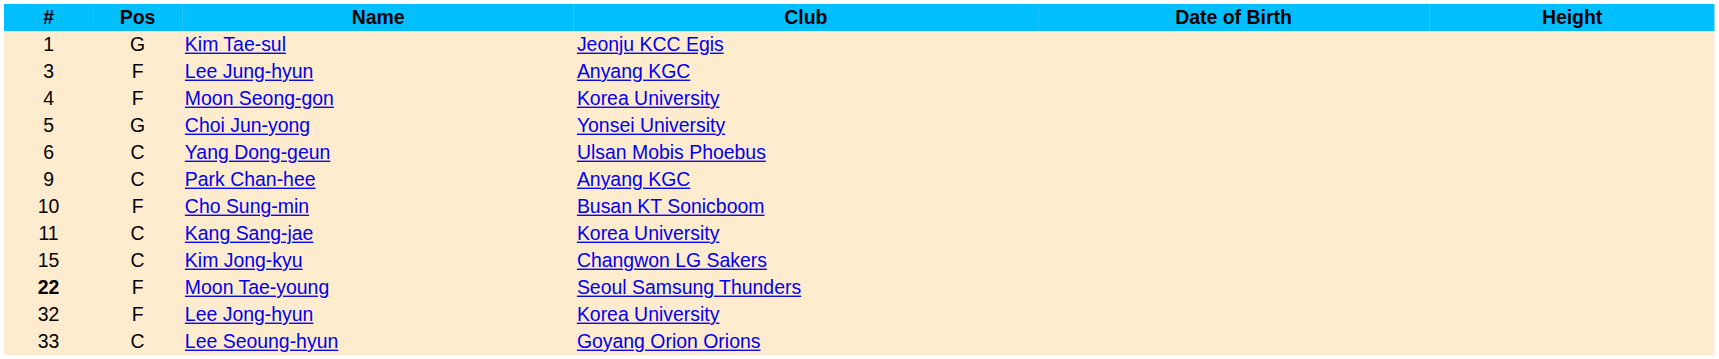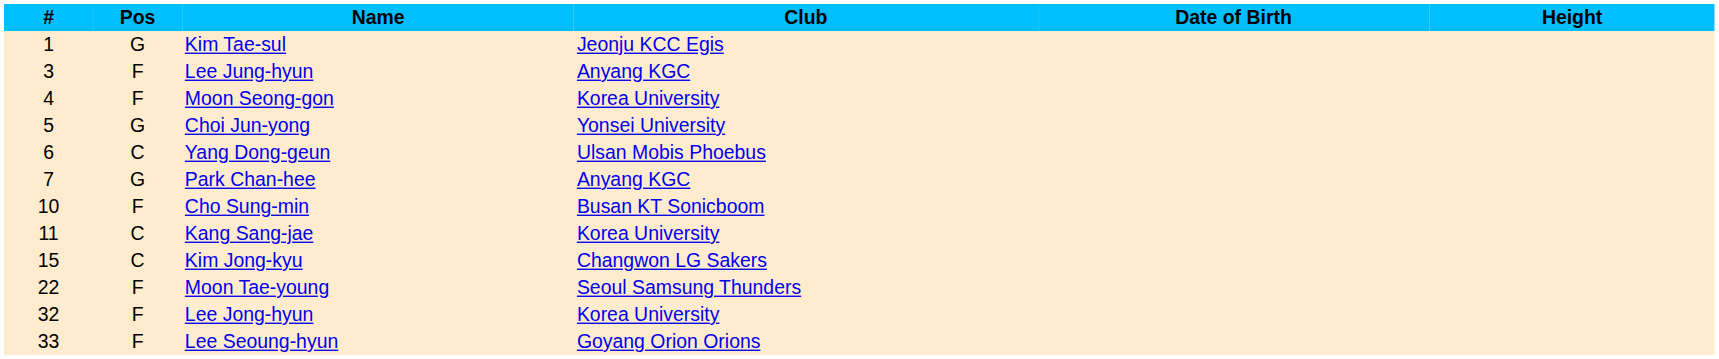(49, 180) 9 -> (49, 180) 7
(138, 180) C -> (138, 180) G
(49, 288) bold -> (49, 288) normal
(138, 342) C -> (138, 342) F
